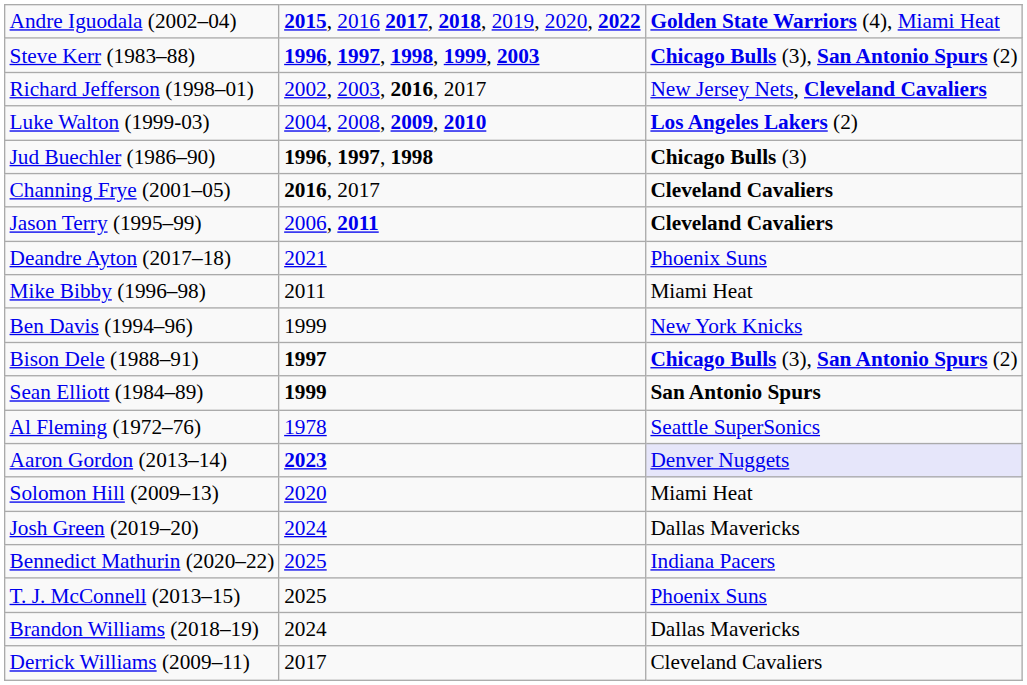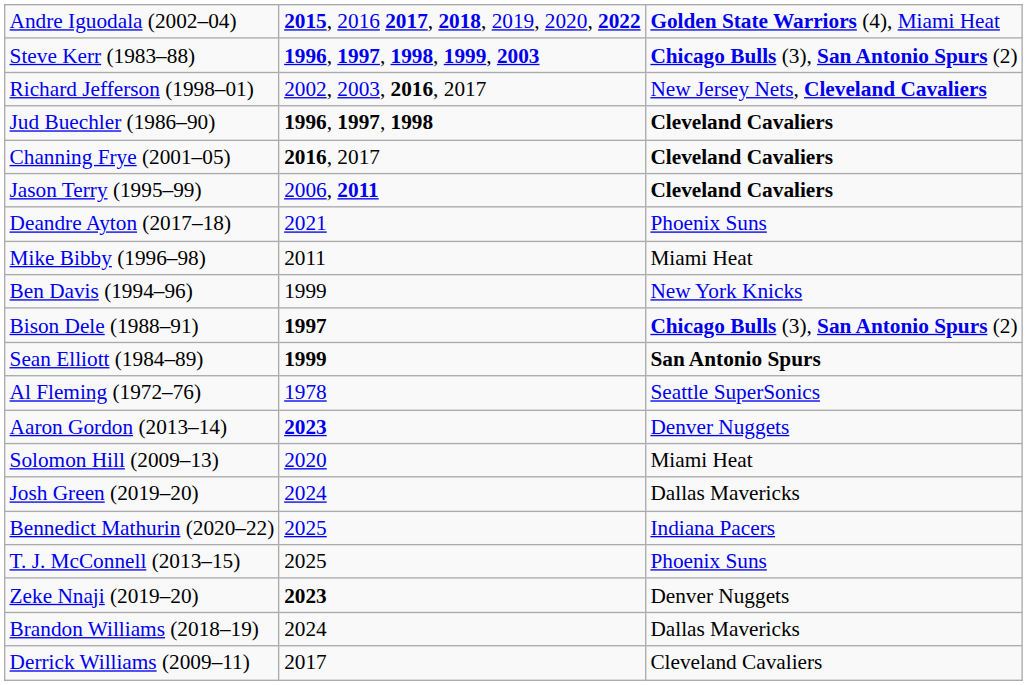- row: (110, 122)
(728, 156) Chicago Bulls (3) -> (742, 122) Cleveland Cavaliers
(720, 460) lavender background -> (720, 426) no background
+ row: (104, 595)
